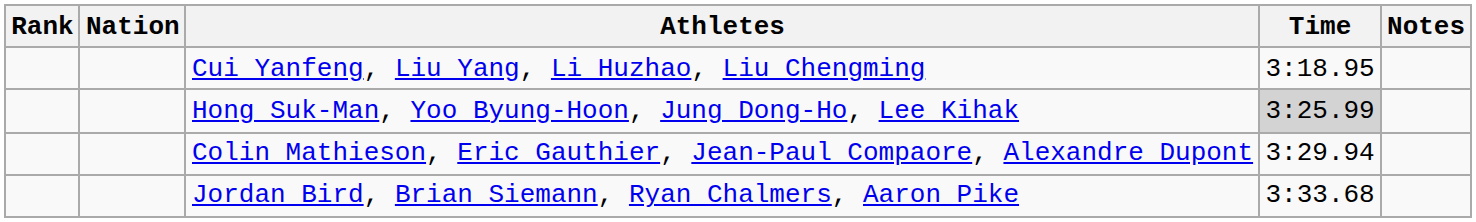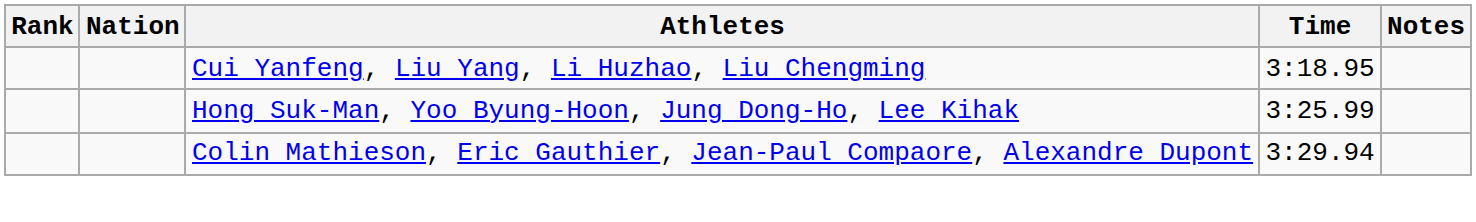(1320, 111) lightgrey background -> (1320, 111) no background
- row: (606, 196)
